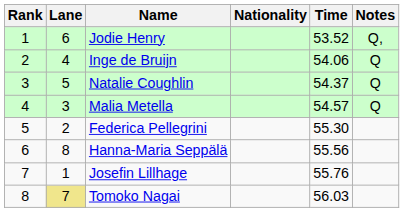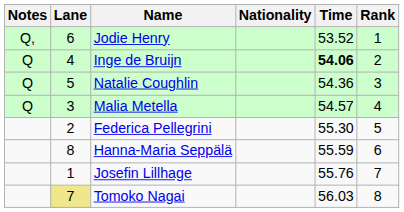columns swapped: (25, 15) <-> (375, 15)
(331, 60) normal -> (336, 60) bold
(331, 83) 54.37 -> (336, 83) 54.36
(331, 151) 55.56 -> (336, 151) 55.59
